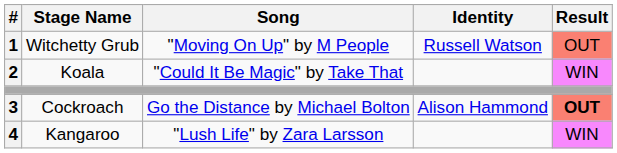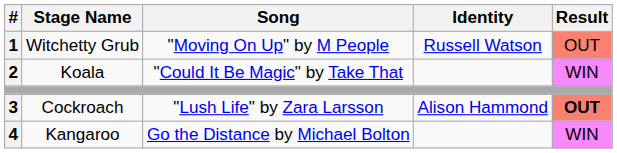(278, 107) Go the Distance by Michael Bolton -> (278, 107) "Lush Life" by Zara Larsson
(278, 134) "Lush Life" by Zara Larsson -> (278, 134) Go the Distance by Michael Bolton
